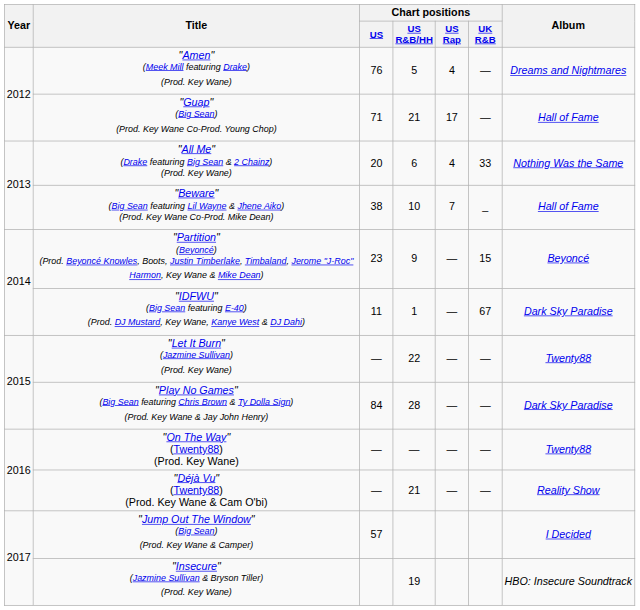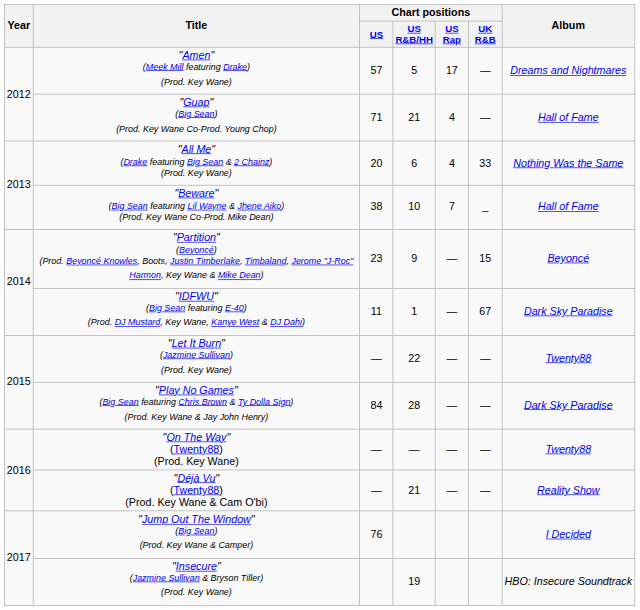(376, 70) 76 -> (376, 70) 57
(452, 70) 4 -> (452, 70) 17
(452, 117) 17 -> (452, 117) 4
(376, 534) 57 -> (376, 534) 76
